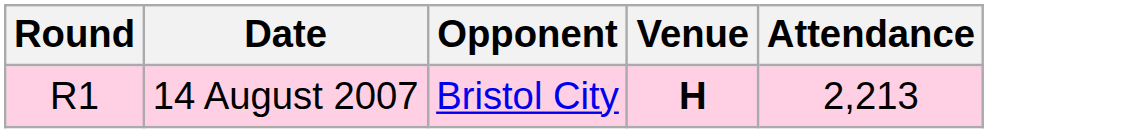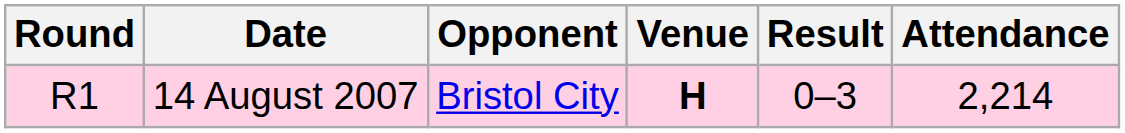+ column: (825, 34)
(871, 95) 2,213 -> (1005, 95) 2,214
